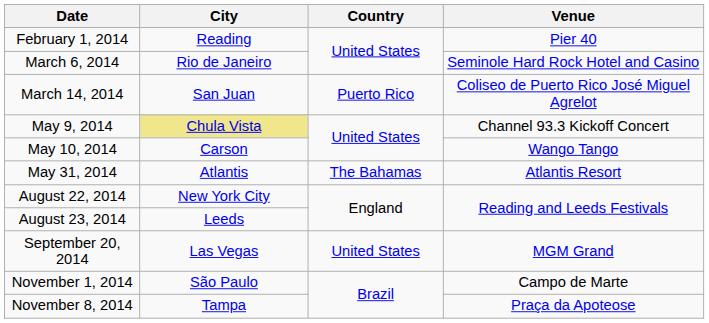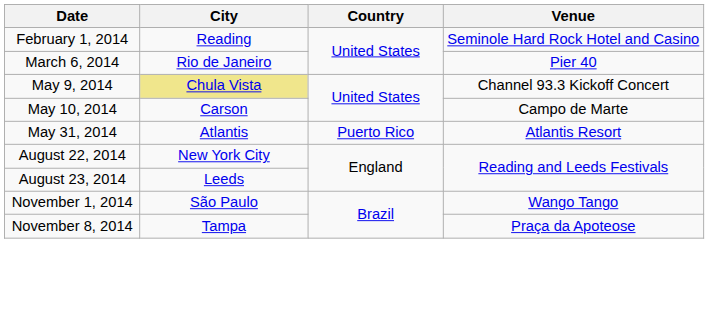(573, 39) Pier 40 -> (573, 39) Seminole Hard Rock Hotel and Casino
(573, 62) Seminole Hard Rock Hotel and Casino -> (573, 62) Pier 40
- row: (72, 94)
(573, 149) Wango Tango -> (573, 109) Campo de Marte
(376, 172) The Bahamas -> (376, 132) Puerto Rico
- row: (72, 251)
(573, 282) Campo de Marte -> (573, 202) Wango Tango
